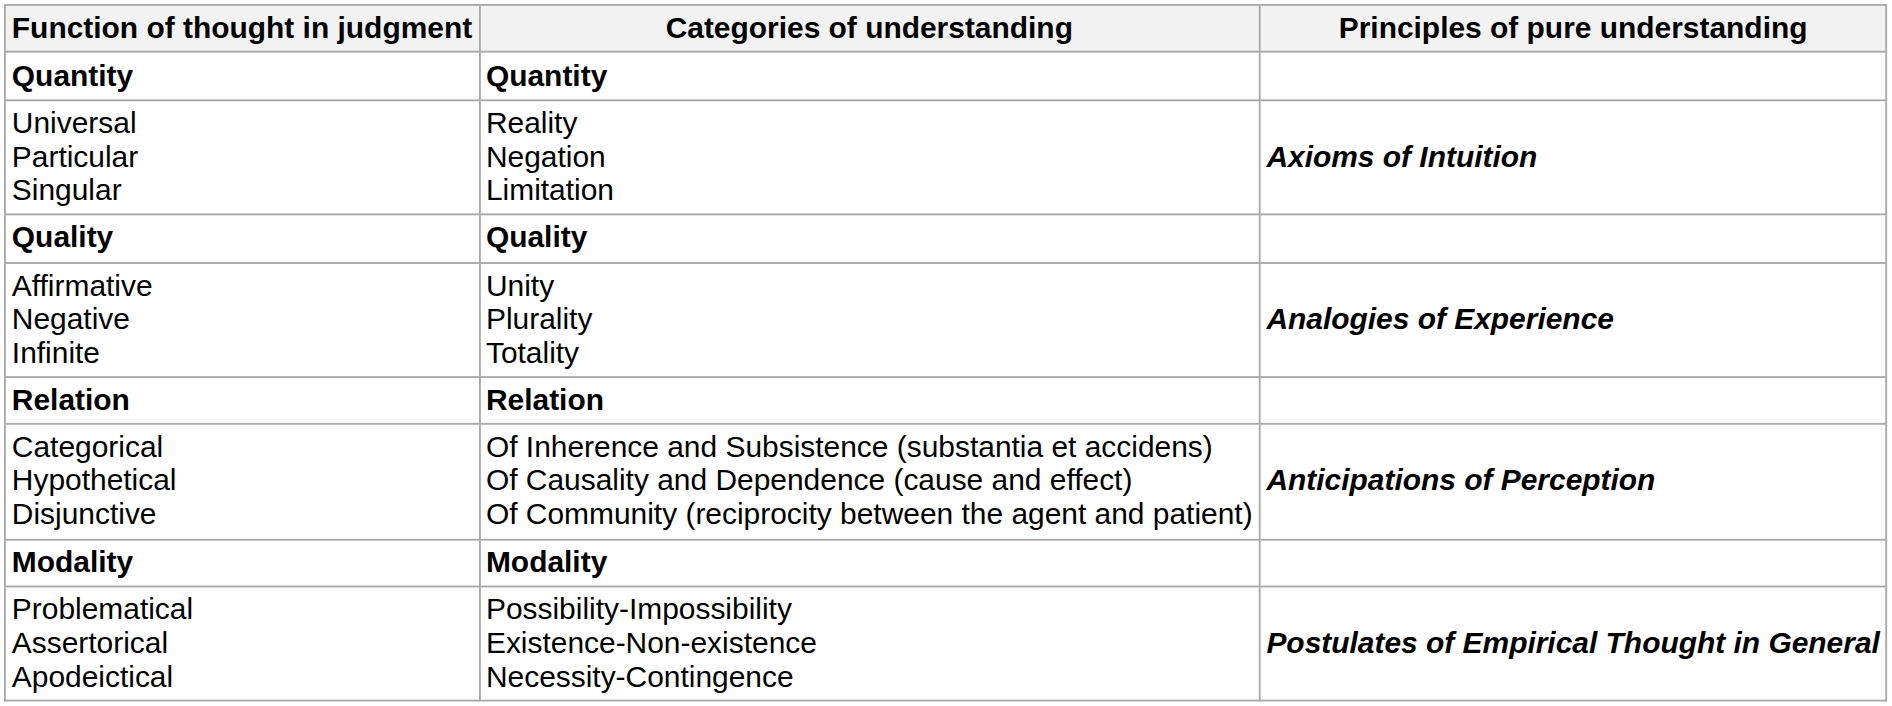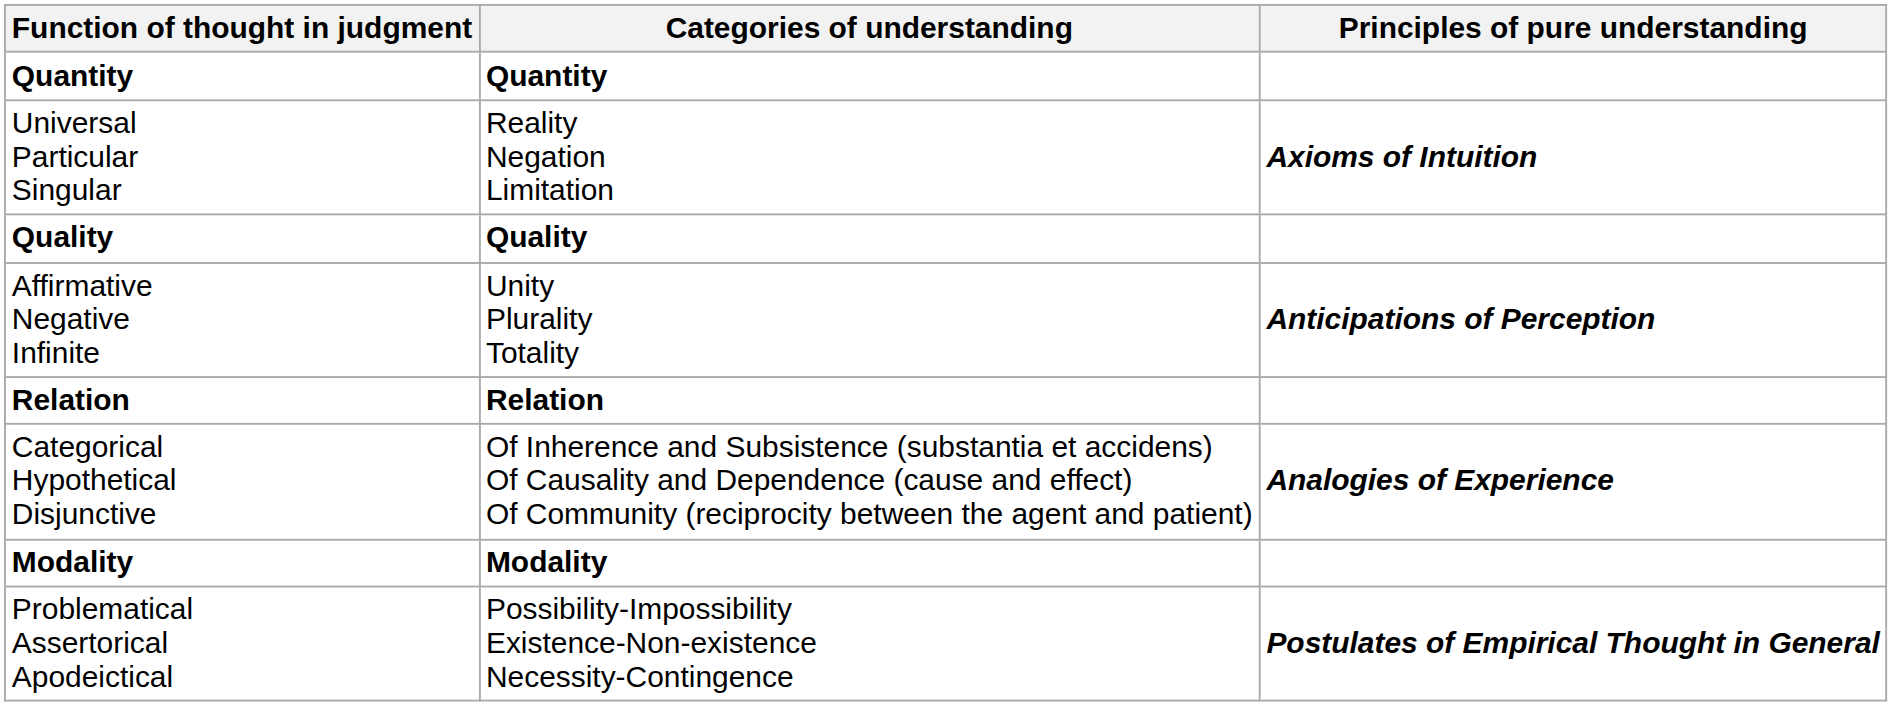(1440, 319) Analogies of Experience -> (1461, 319) Anticipations of Perception
(1461, 481) Anticipations of Perception -> (1440, 481) Analogies of Experience
